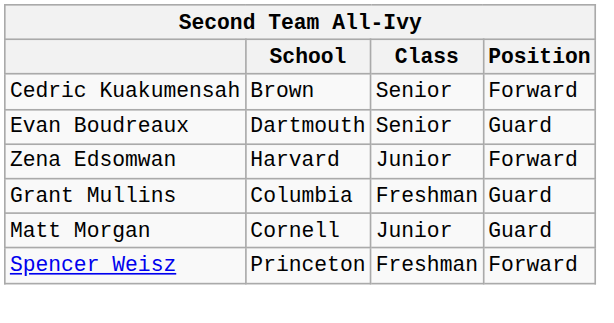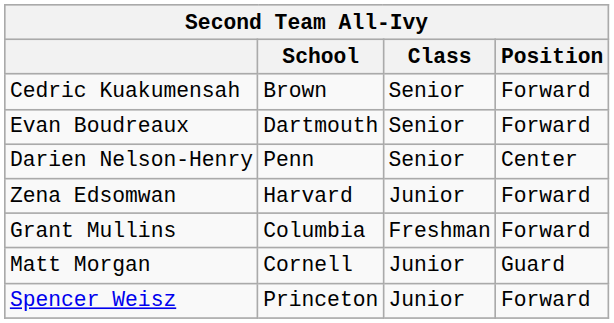(520, 126) Guard -> (546, 126) Forward
+ row: (131, 161)
(520, 196) Guard -> (546, 231) Forward
(427, 265) Freshman -> (427, 300) Junior
